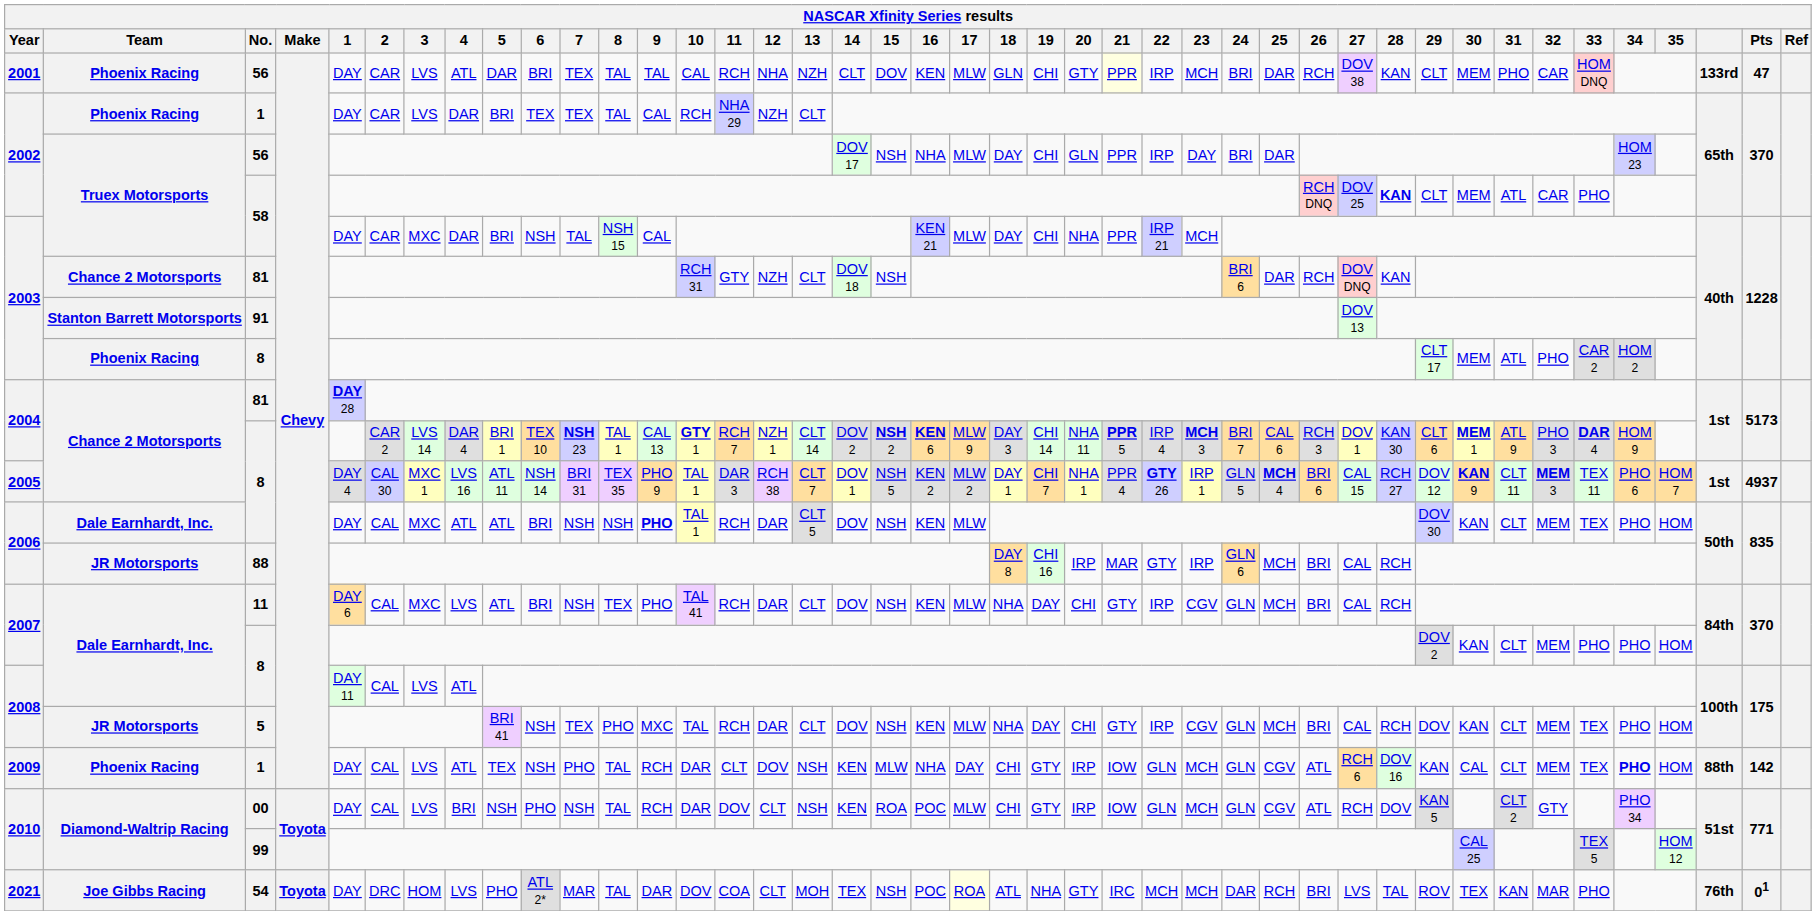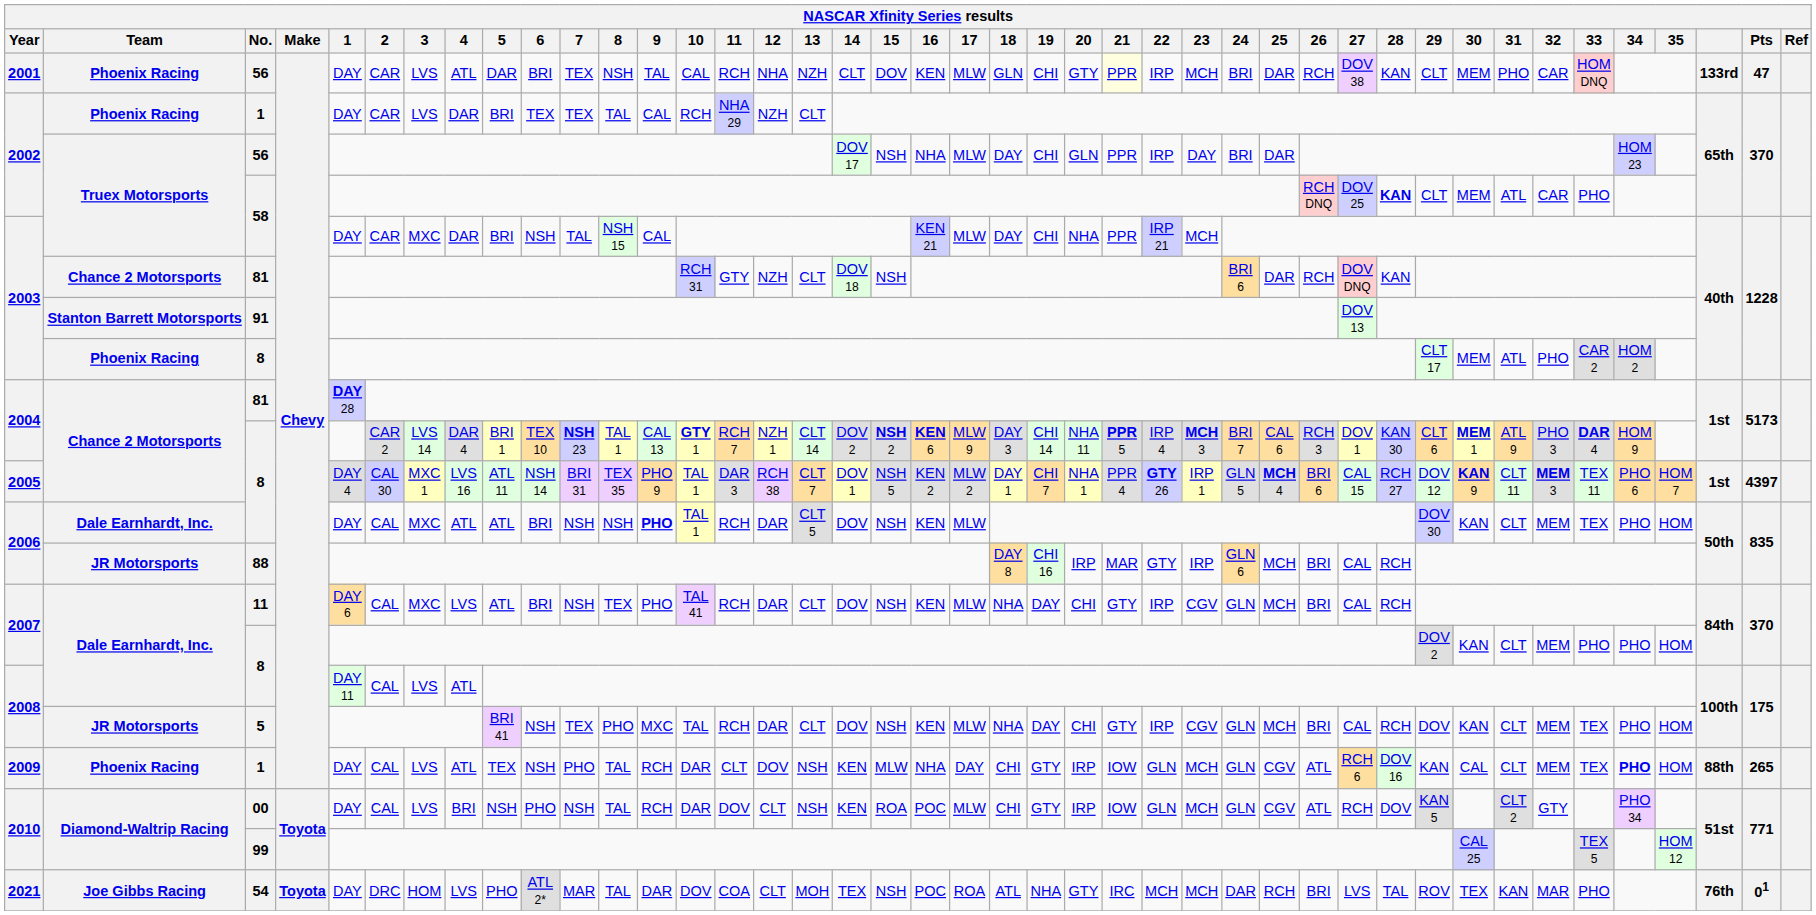(618, 73) TAL -> (618, 73) NSH
(1762, 482) 4937 -> (1762, 482) 4397
(1762, 768) 142 -> (1762, 768) 265
(969, 890) lightyellow background -> (969, 890) no background
